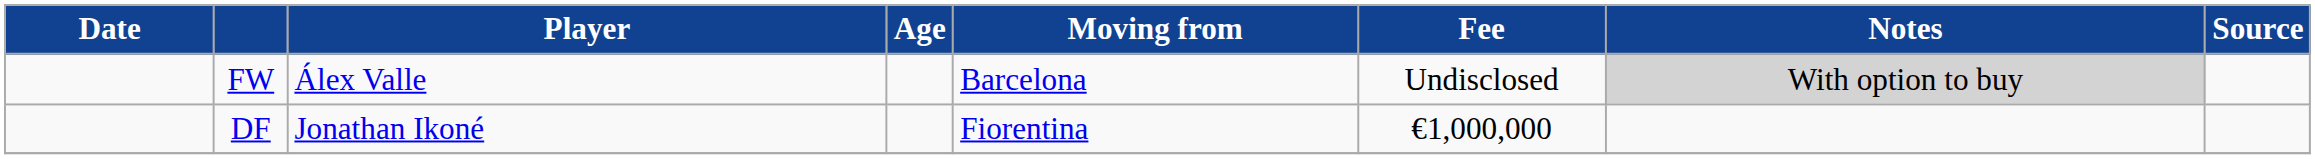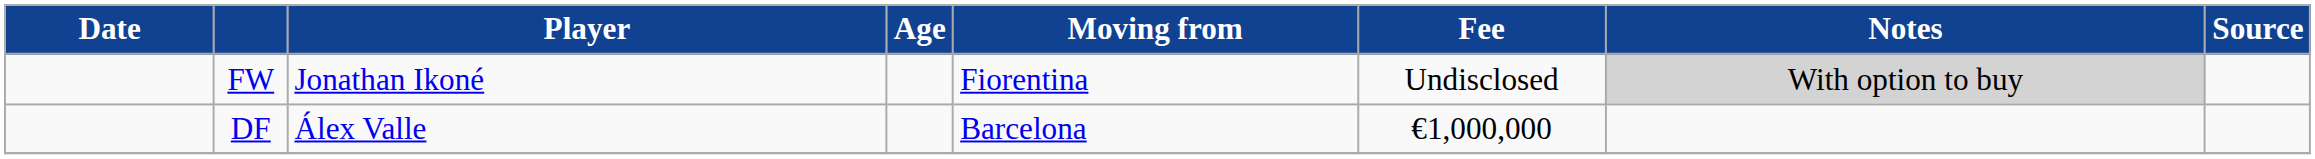(360, 78) Álex Valle -> (389, 78) Jonathan Ikoné
(1023, 78) Barcelona -> (1024, 78) Fiorentina
(389, 128) Jonathan Ikoné -> (360, 128) Álex Valle
(1024, 128) Fiorentina -> (1023, 128) Barcelona
